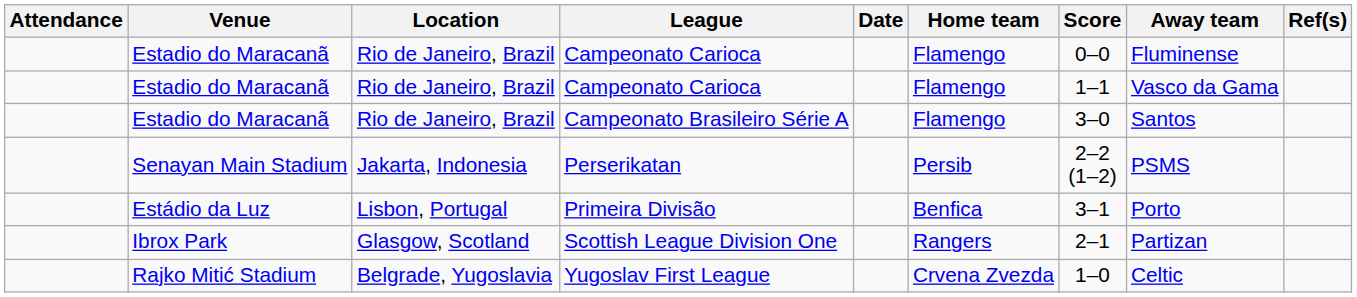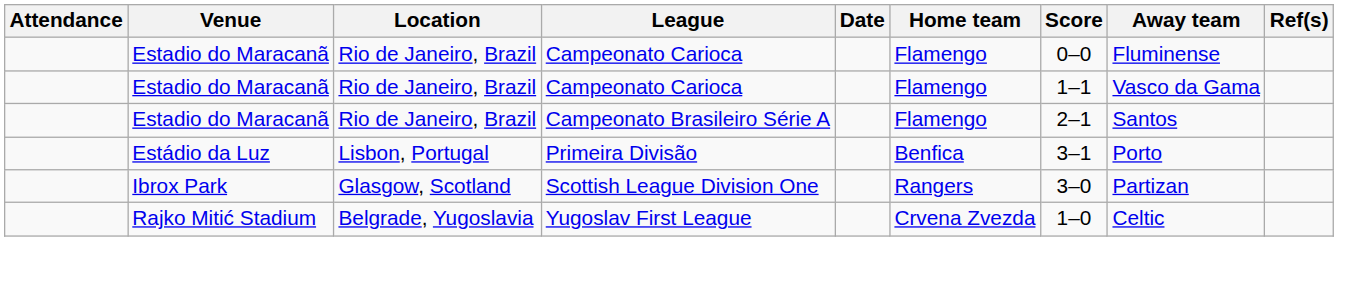(1092, 119) 3–0 -> (1074, 119) 2–1
- row: (240, 164)
(1092, 242) 2–1 -> (1074, 185) 3–0
